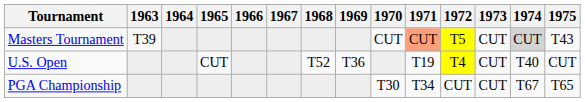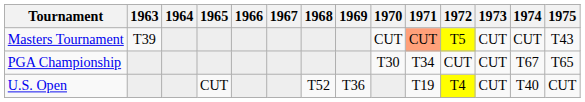(527, 39) lightgrey background -> (527, 39) no background
rows swapped: (37, 62) <-> (64, 86)
